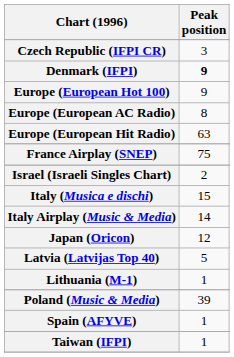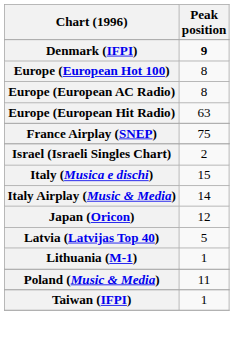- row: (92, 50)
(204, 92) 9 -> (204, 71) 8
(204, 300) 39 -> (204, 279) 11
- row: (92, 320)
